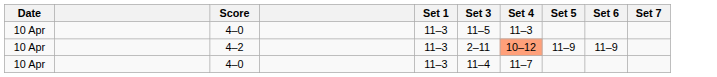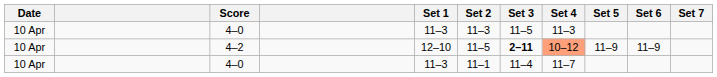+ column: (478, 13)
(436, 47) 11–3 -> (436, 47) 12–10
(478, 47) normal -> (521, 47) bold
